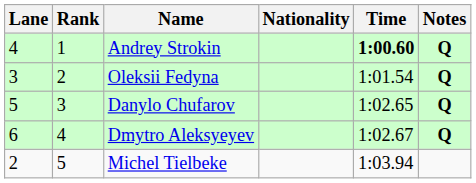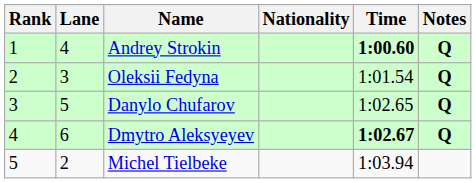columns swapped: (78, 18) <-> (29, 18)
(386, 134) normal -> (386, 134) bold
